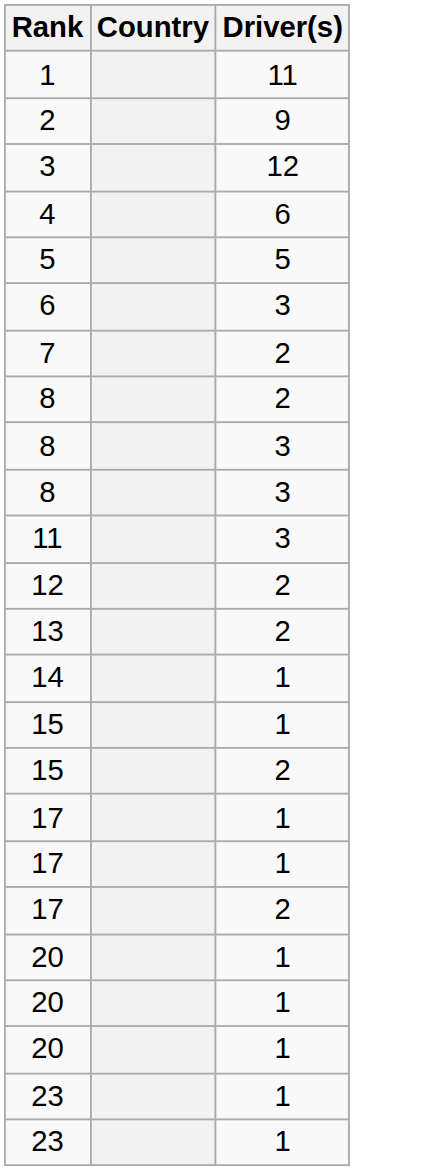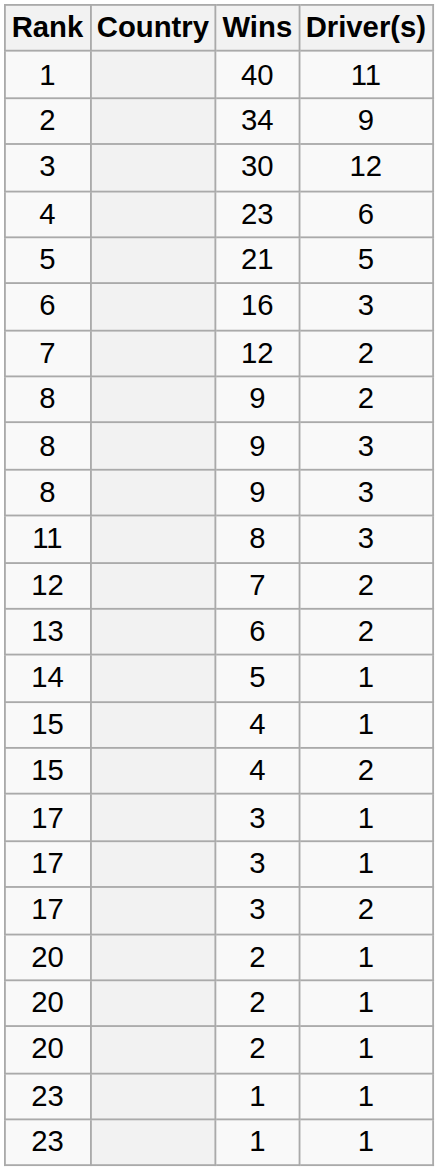+ column: (257, 27)
